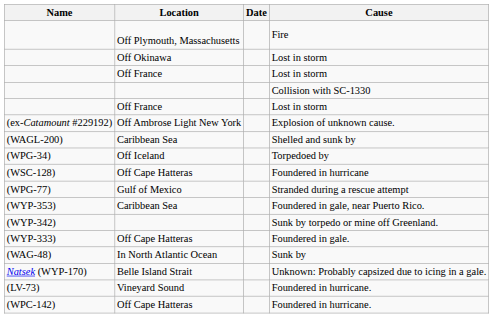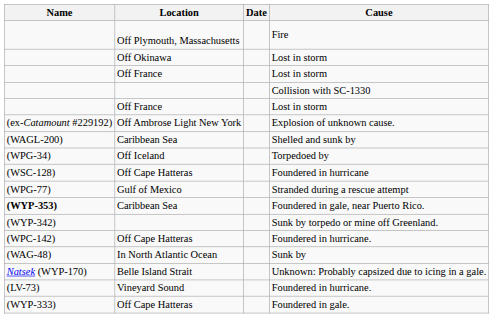(31, 205) normal -> (32, 205) bold
rows swapped: (155, 304) <-> (155, 238)
